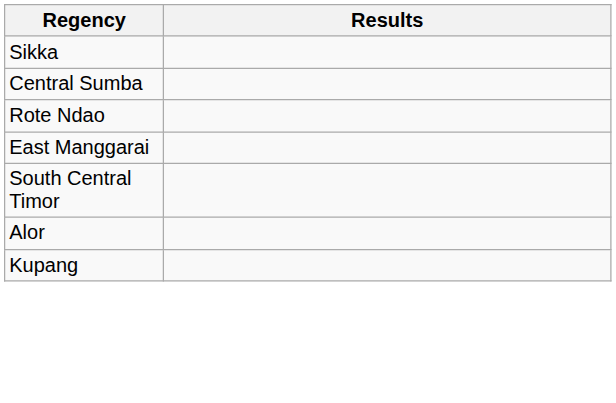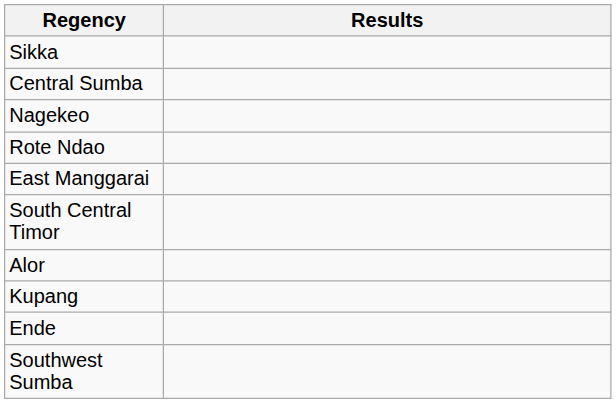+ row: (49, 115)
+ row: (33, 328)
+ row: (56, 371)
